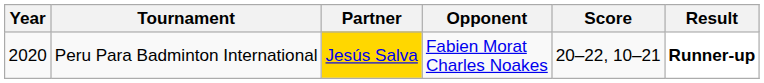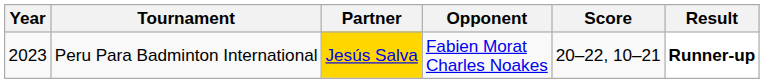(28, 55) 2020 -> (28, 55) 2023
